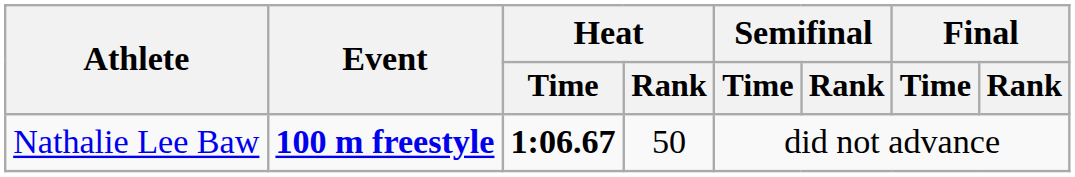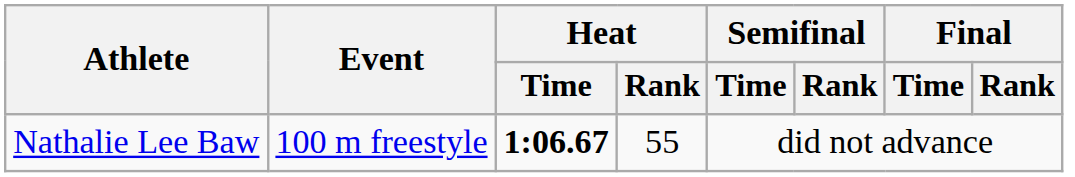(385, 142) bold -> (381, 142) normal
(669, 142) 50 -> (662, 142) 55
